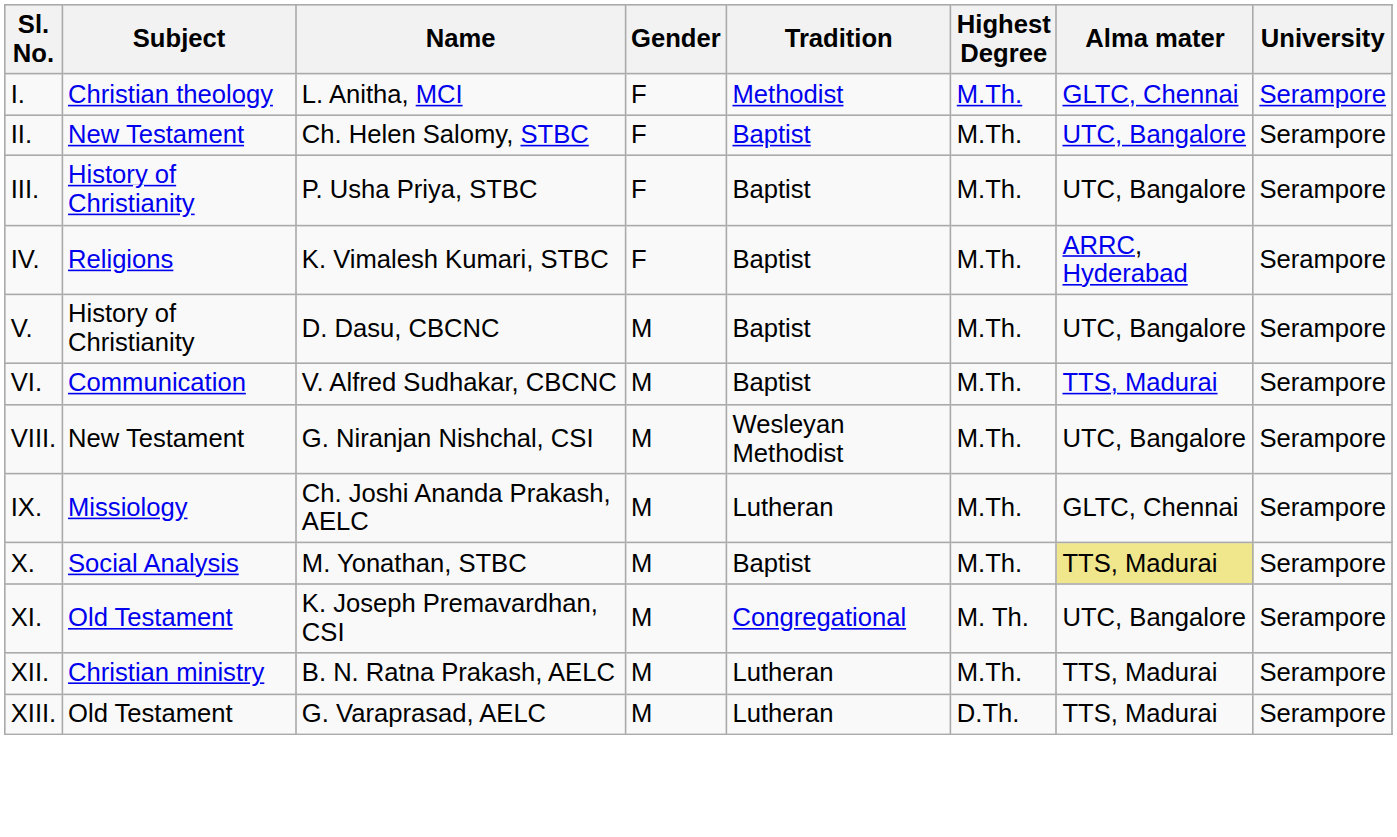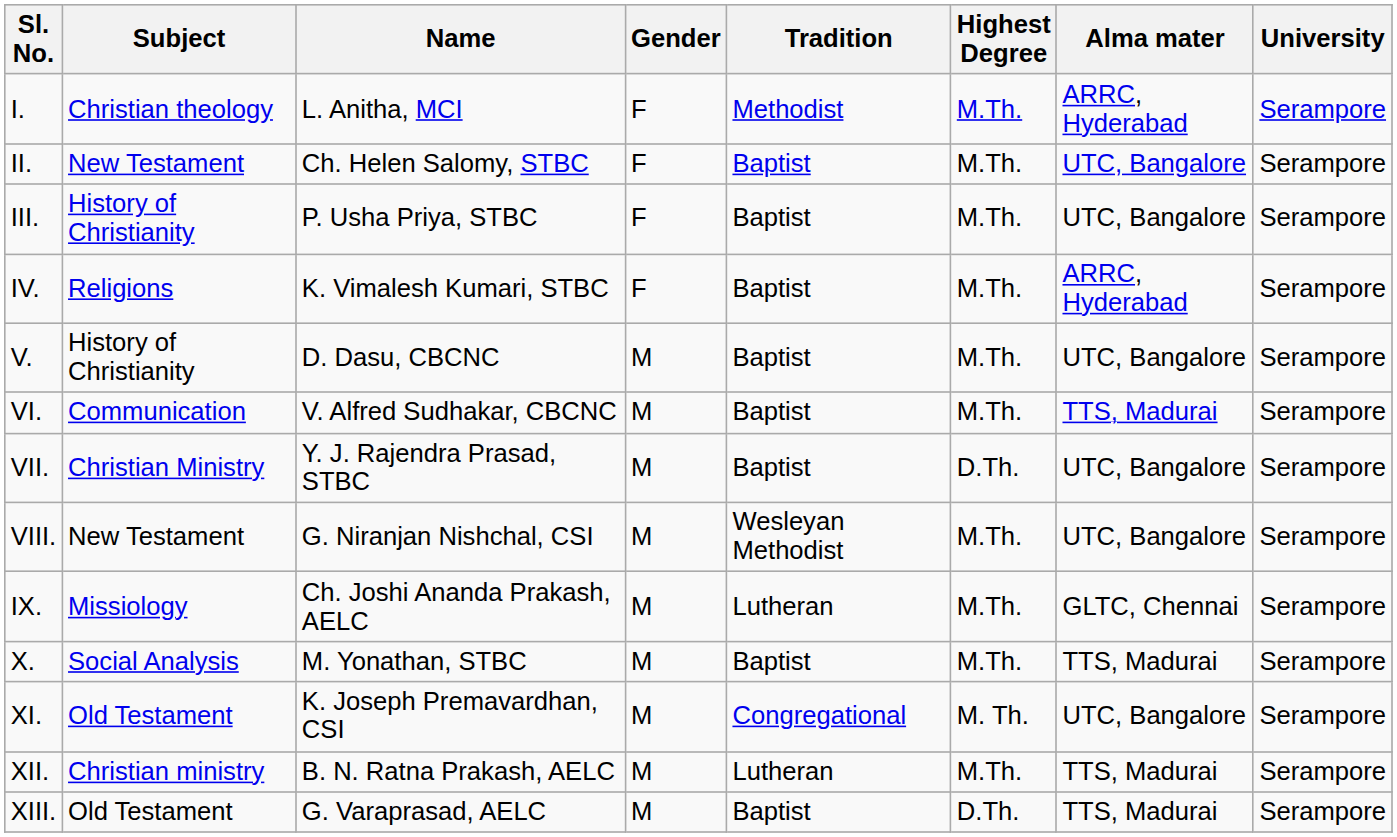(1150, 94) GLTC, Chennai -> (1125, 108) ARRC, Hyderabad
+ row: (30, 467)
(1140, 563) khaki background -> (1140, 661) no background
(783, 713) Lutheran -> (772, 811) Baptist
